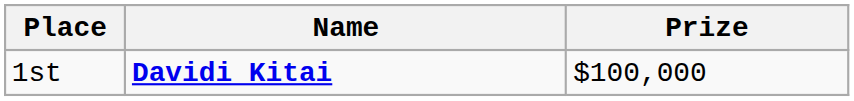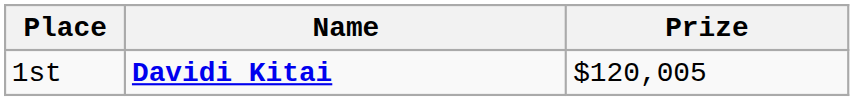(640, 73) $100,000 -> (640, 73) $120,005
